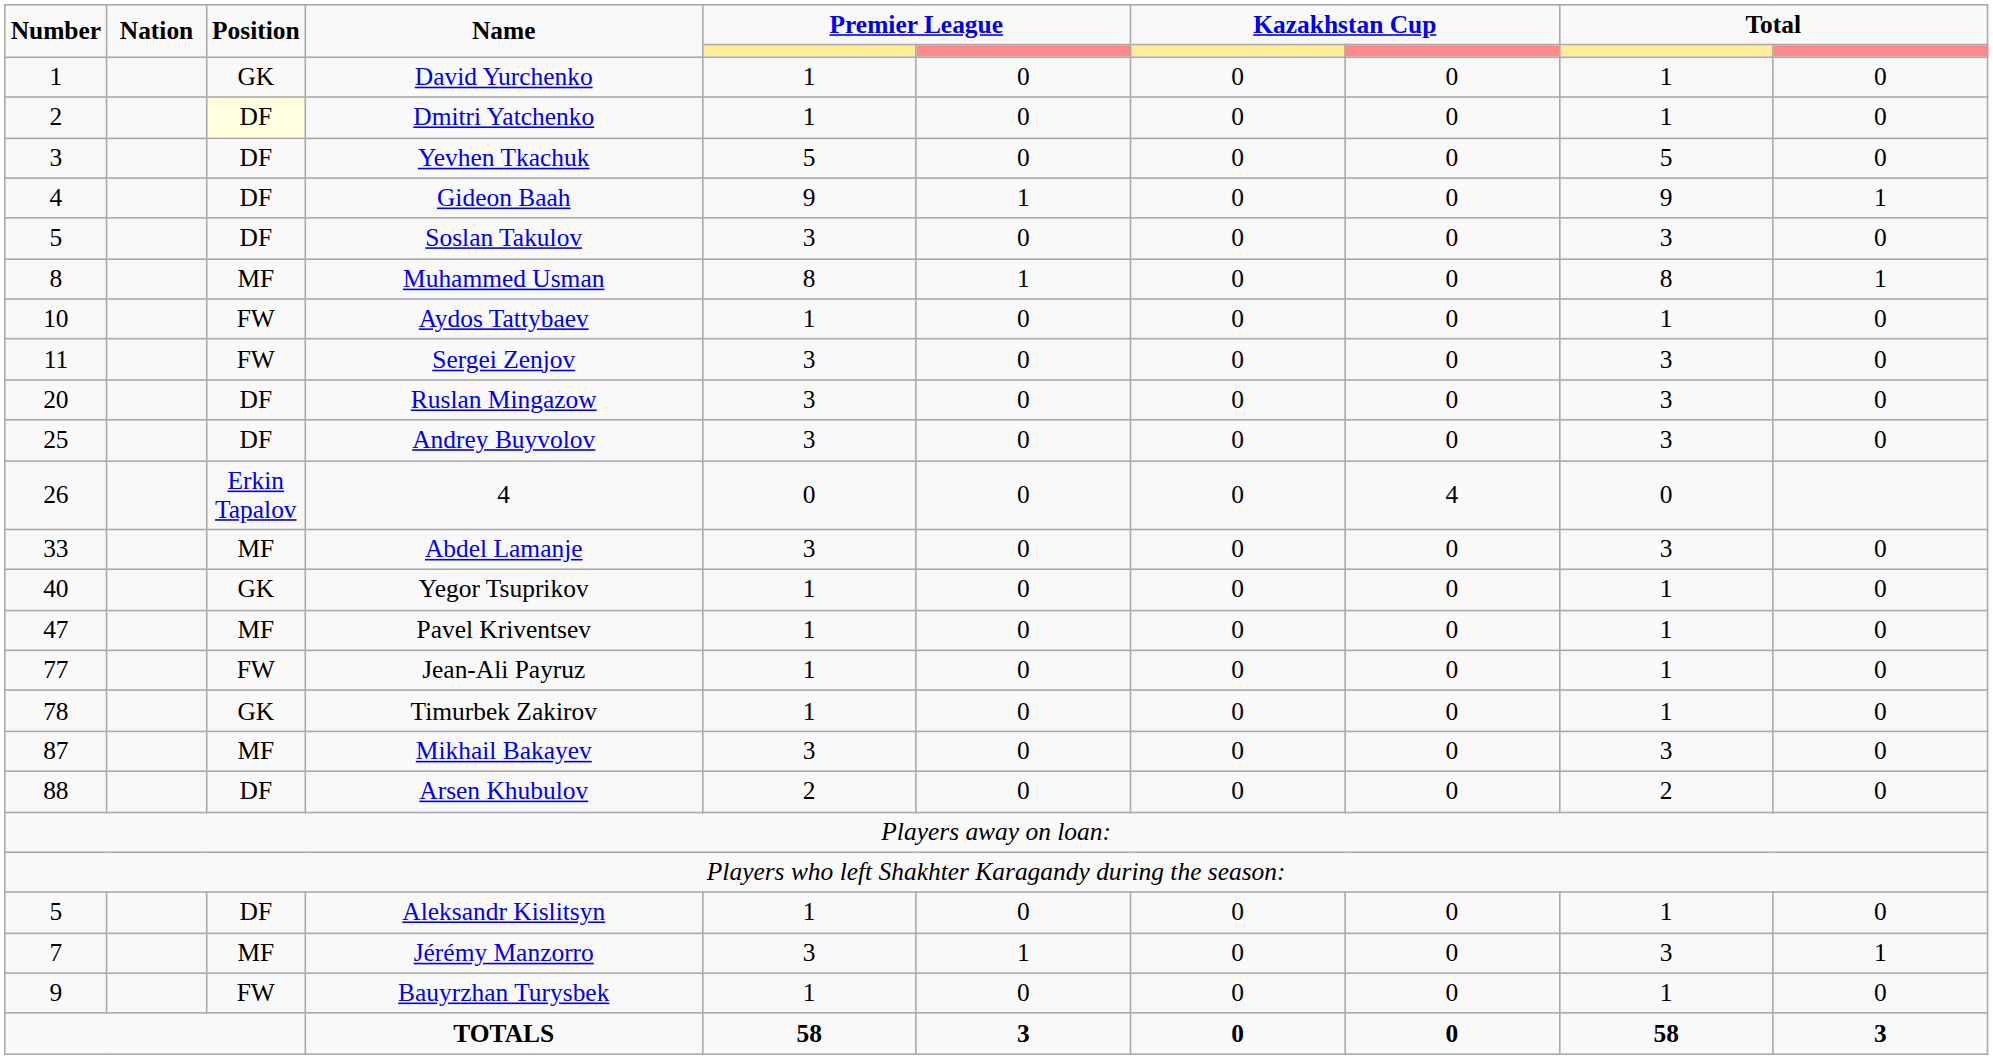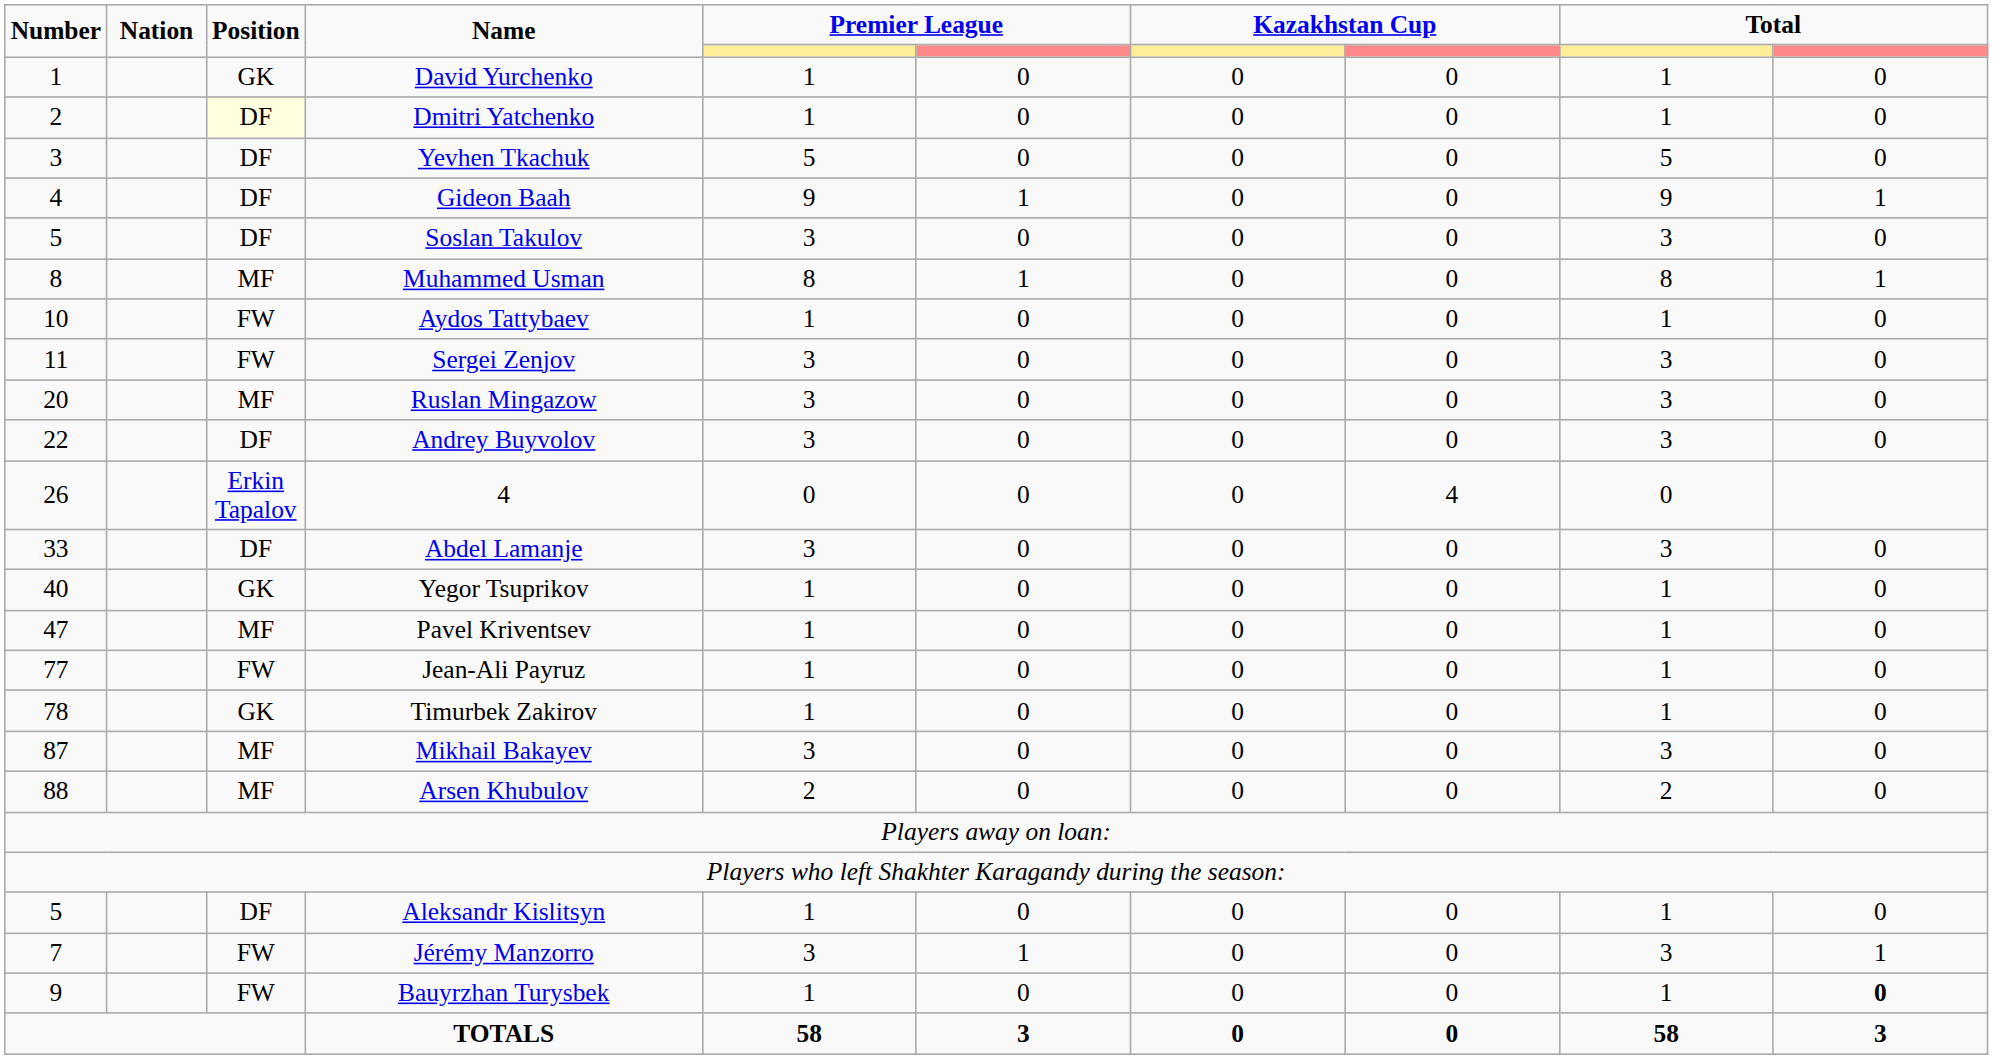(256, 399) DF -> (256, 399) MF
(56, 439) 25 -> (56, 439) 22
(256, 549) MF -> (256, 549) DF
(256, 791) DF -> (256, 791) MF
(256, 952) MF -> (256, 952) FW
(1880, 992) normal -> (1880, 992) bold
